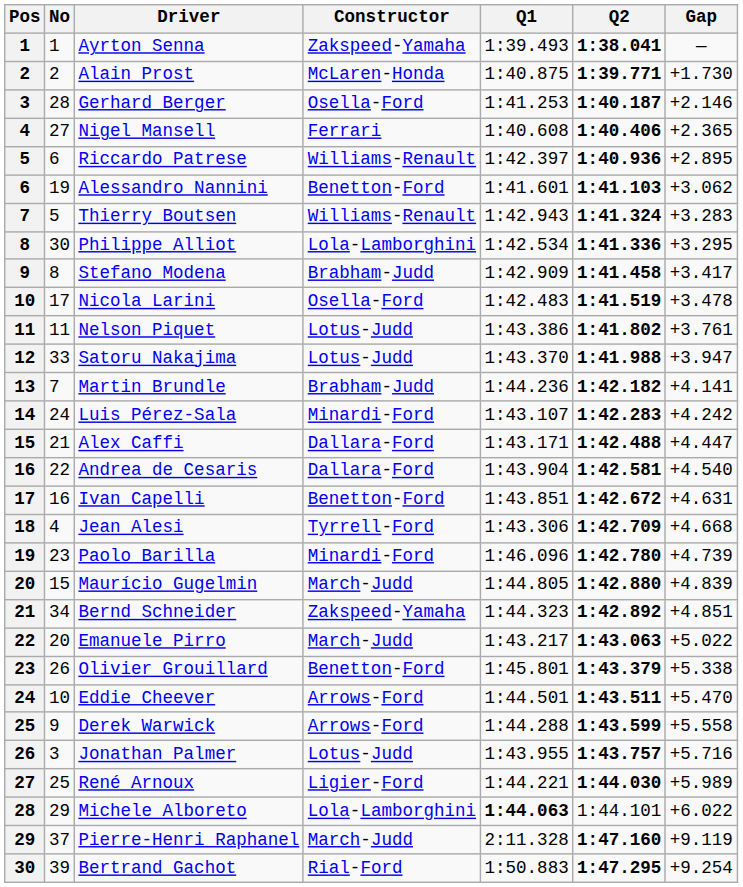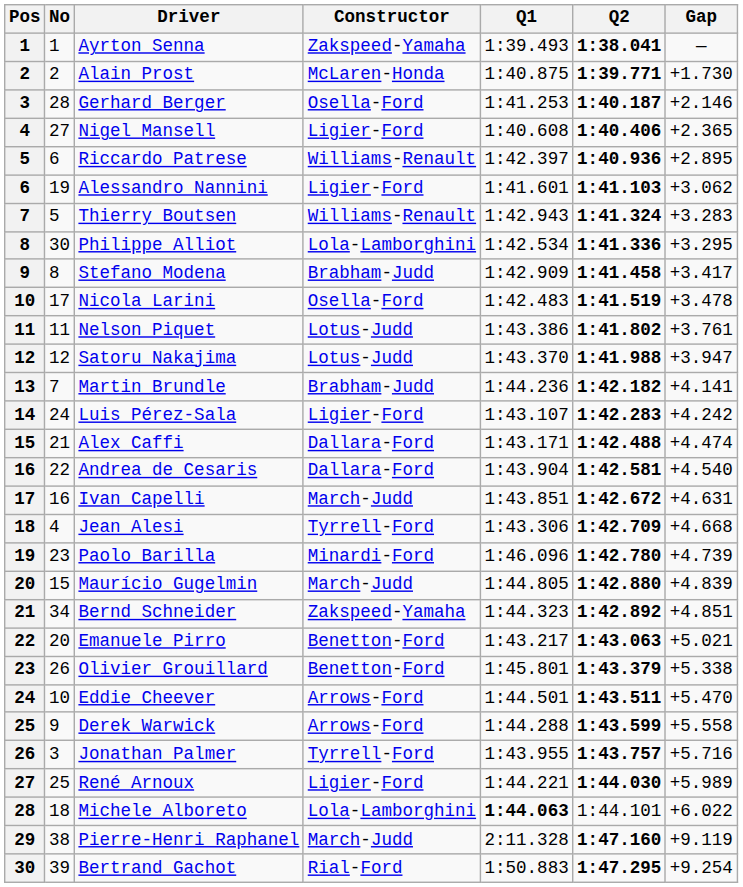(345, 132) Ferrari -> (366, 132) Ligier-Ford
(376, 189) Benetton-Ford -> (366, 189) Ligier-Ford
(59, 359) 33 -> (59, 359) 12
(371, 416) Minardi-Ford -> (366, 416) Ligier-Ford
(701, 444) +4.447 -> (701, 444) +4.474
(376, 501) Benetton-Ford -> (360, 501) March-Judd
(360, 642) March-Judd -> (376, 642) Benetton-Ford
(701, 642) +5.022 -> (701, 642) +5.021
(360, 755) Lotus-Judd -> (371, 755) Tyrrell-Ford
(59, 812) 29 -> (59, 812) 18
(59, 840) 37 -> (59, 840) 38
